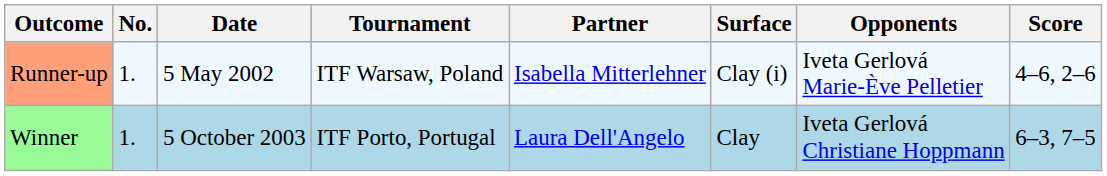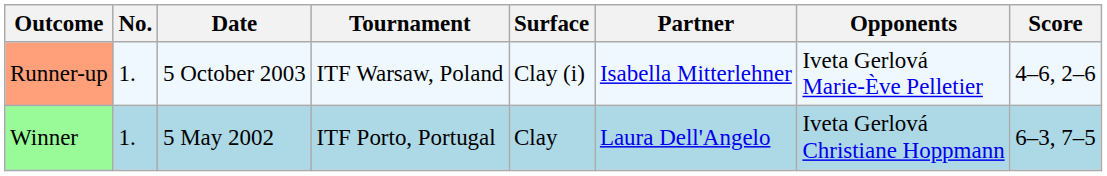columns swapped: (754, 22) <-> (610, 22)
(218, 73) 5 May 2002 -> (234, 73) 5 October 2003
(234, 137) 5 October 2003 -> (218, 137) 5 May 2002
